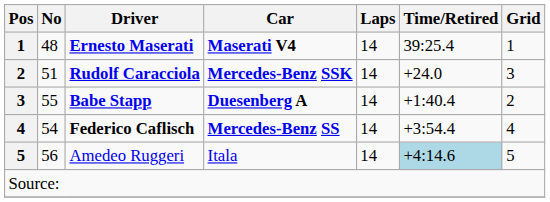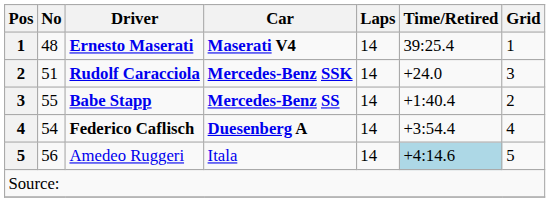(258, 101) Duesenberg A -> (274, 101) Mercedes-Benz SS
(274, 128) Mercedes-Benz SS -> (258, 128) Duesenberg A
